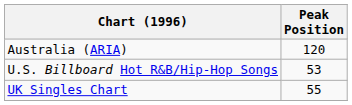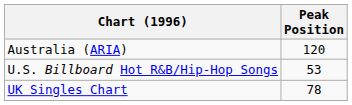(314, 90) 55 -> (314, 90) 78
